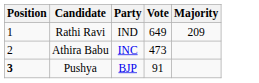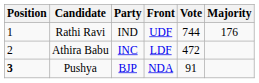+ column: (161, 13)
(158, 31) 649 -> (191, 31) 744
(196, 31) 209 -> (229, 31) 176
(158, 50) 473 -> (191, 50) 472
